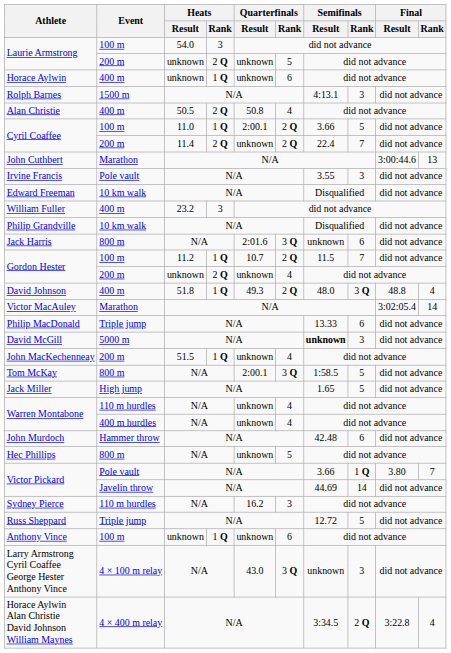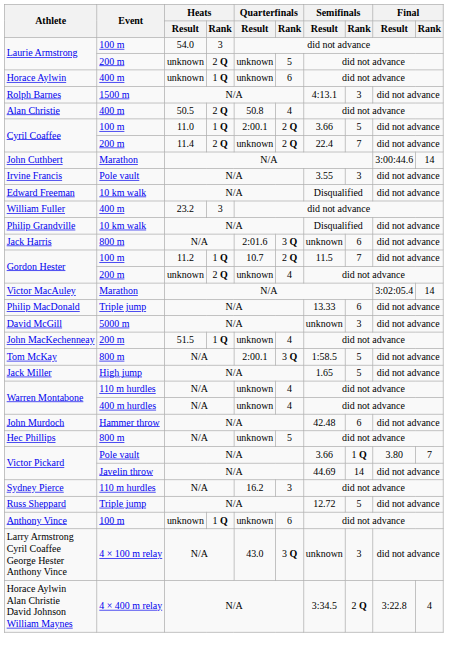(432, 160) 13 -> (429, 160) 14
- row: (36, 291)
(326, 340) bold -> (324, 324) normal
